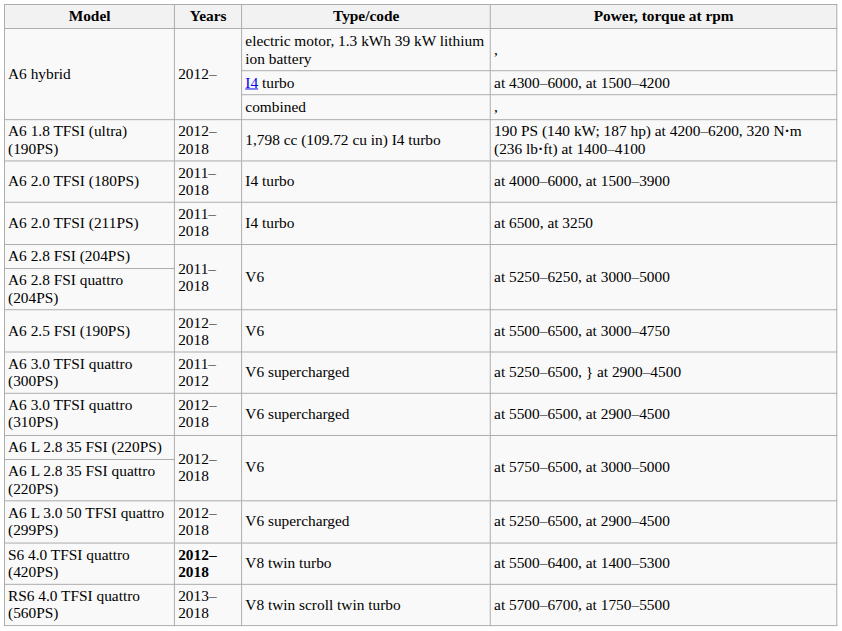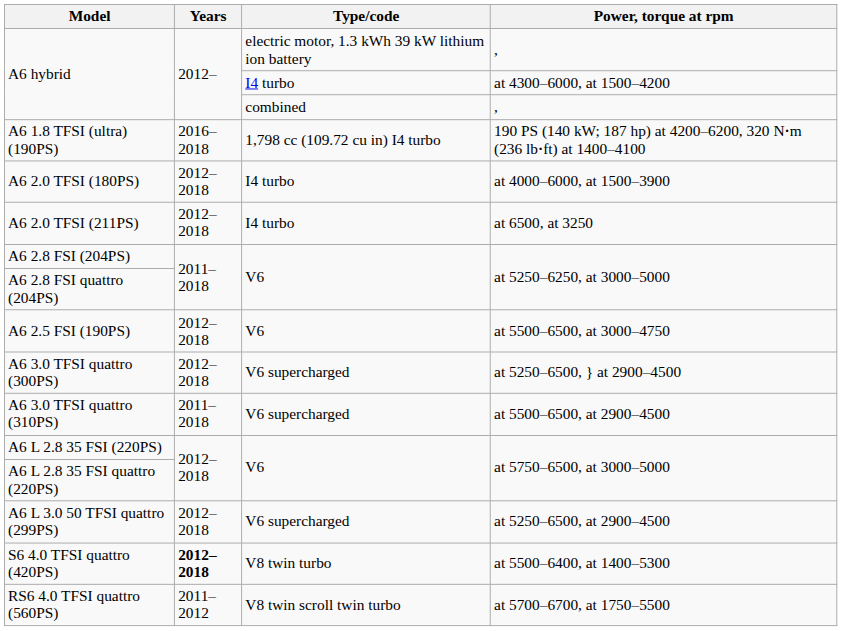(197, 140) 2012–2018 -> (197, 140) 2016–2018
(197, 181) 2011–2018 -> (197, 181) 2012–2018
(197, 223) 2011–2018 -> (197, 223) 2012–2018
(197, 372) 2011–2012 -> (197, 372) 2012–2018
(197, 414) 2012–2018 -> (197, 414) 2011–2018
(197, 605) 2013–2018 -> (197, 605) 2011–2012
